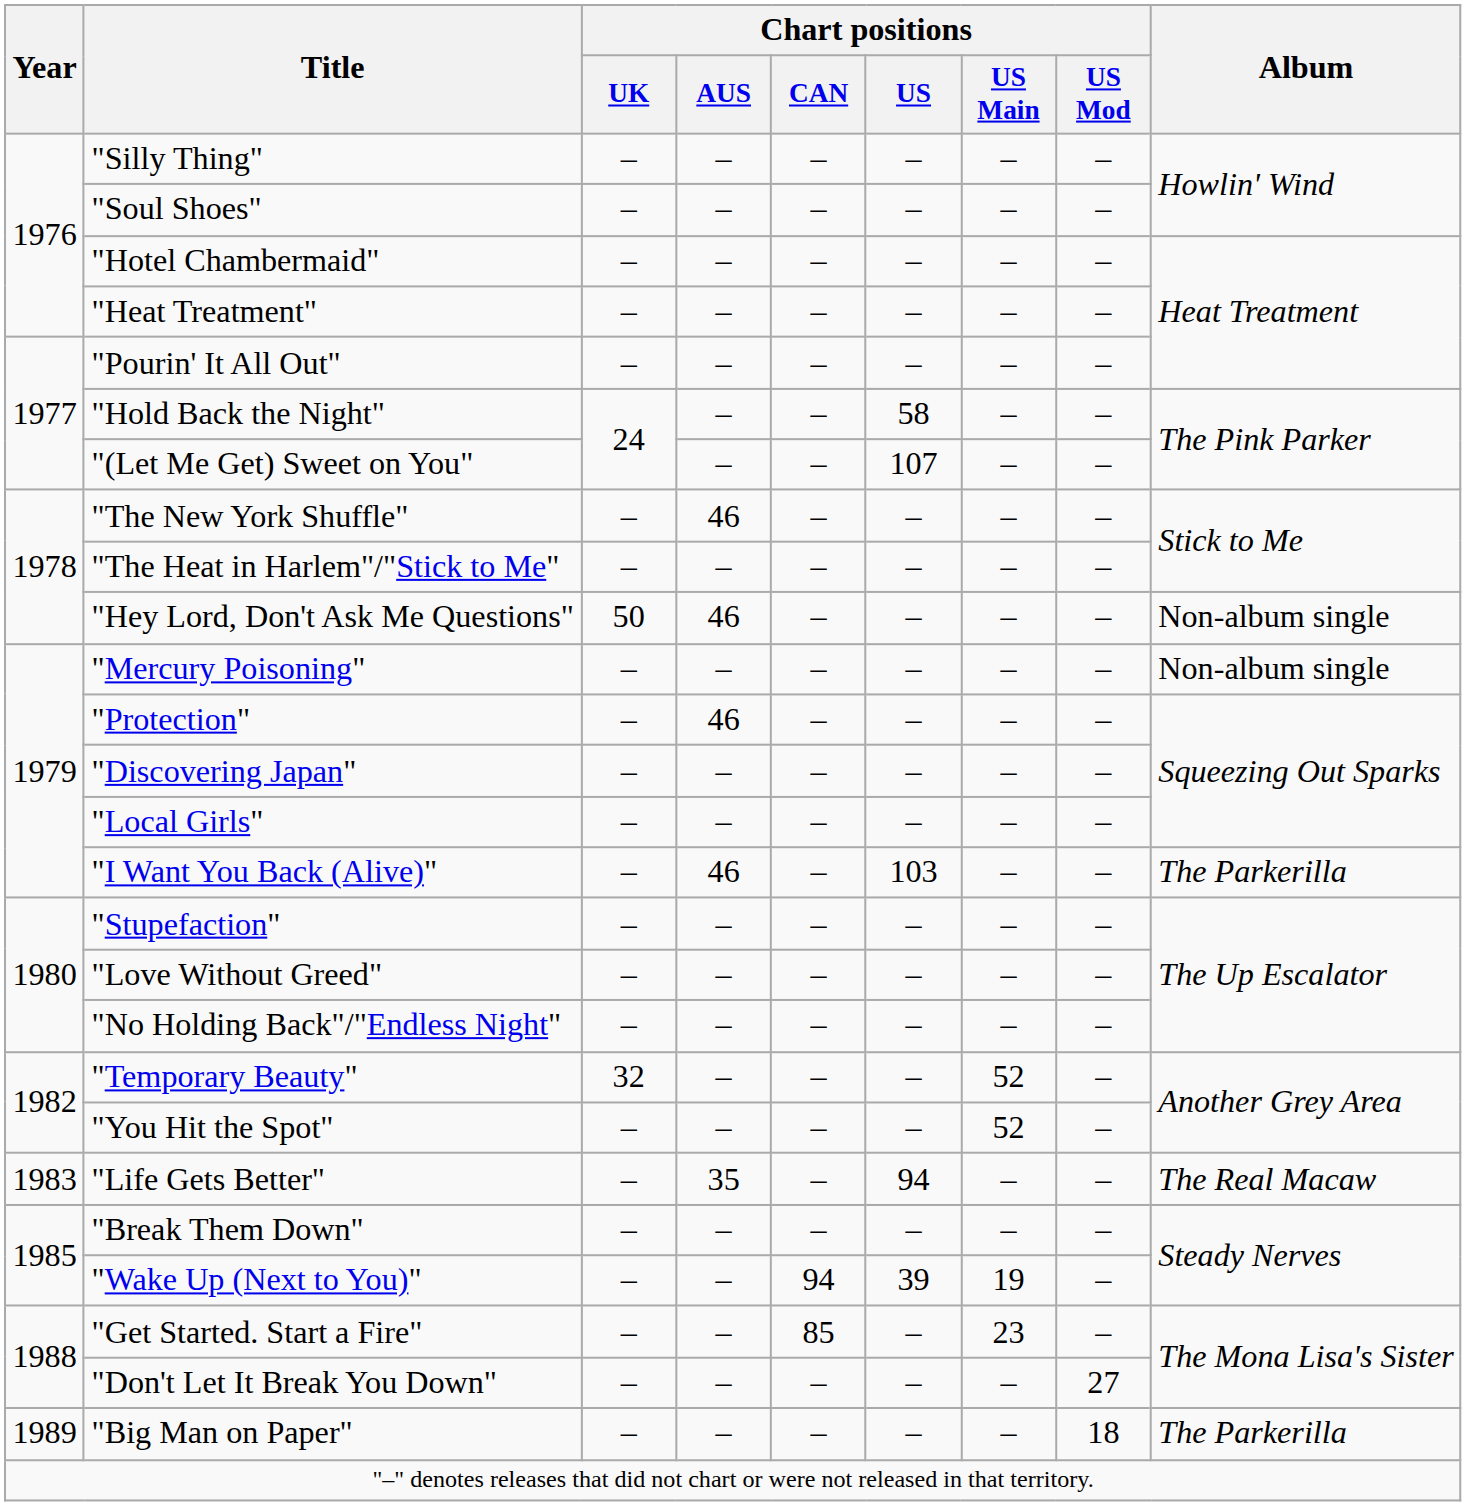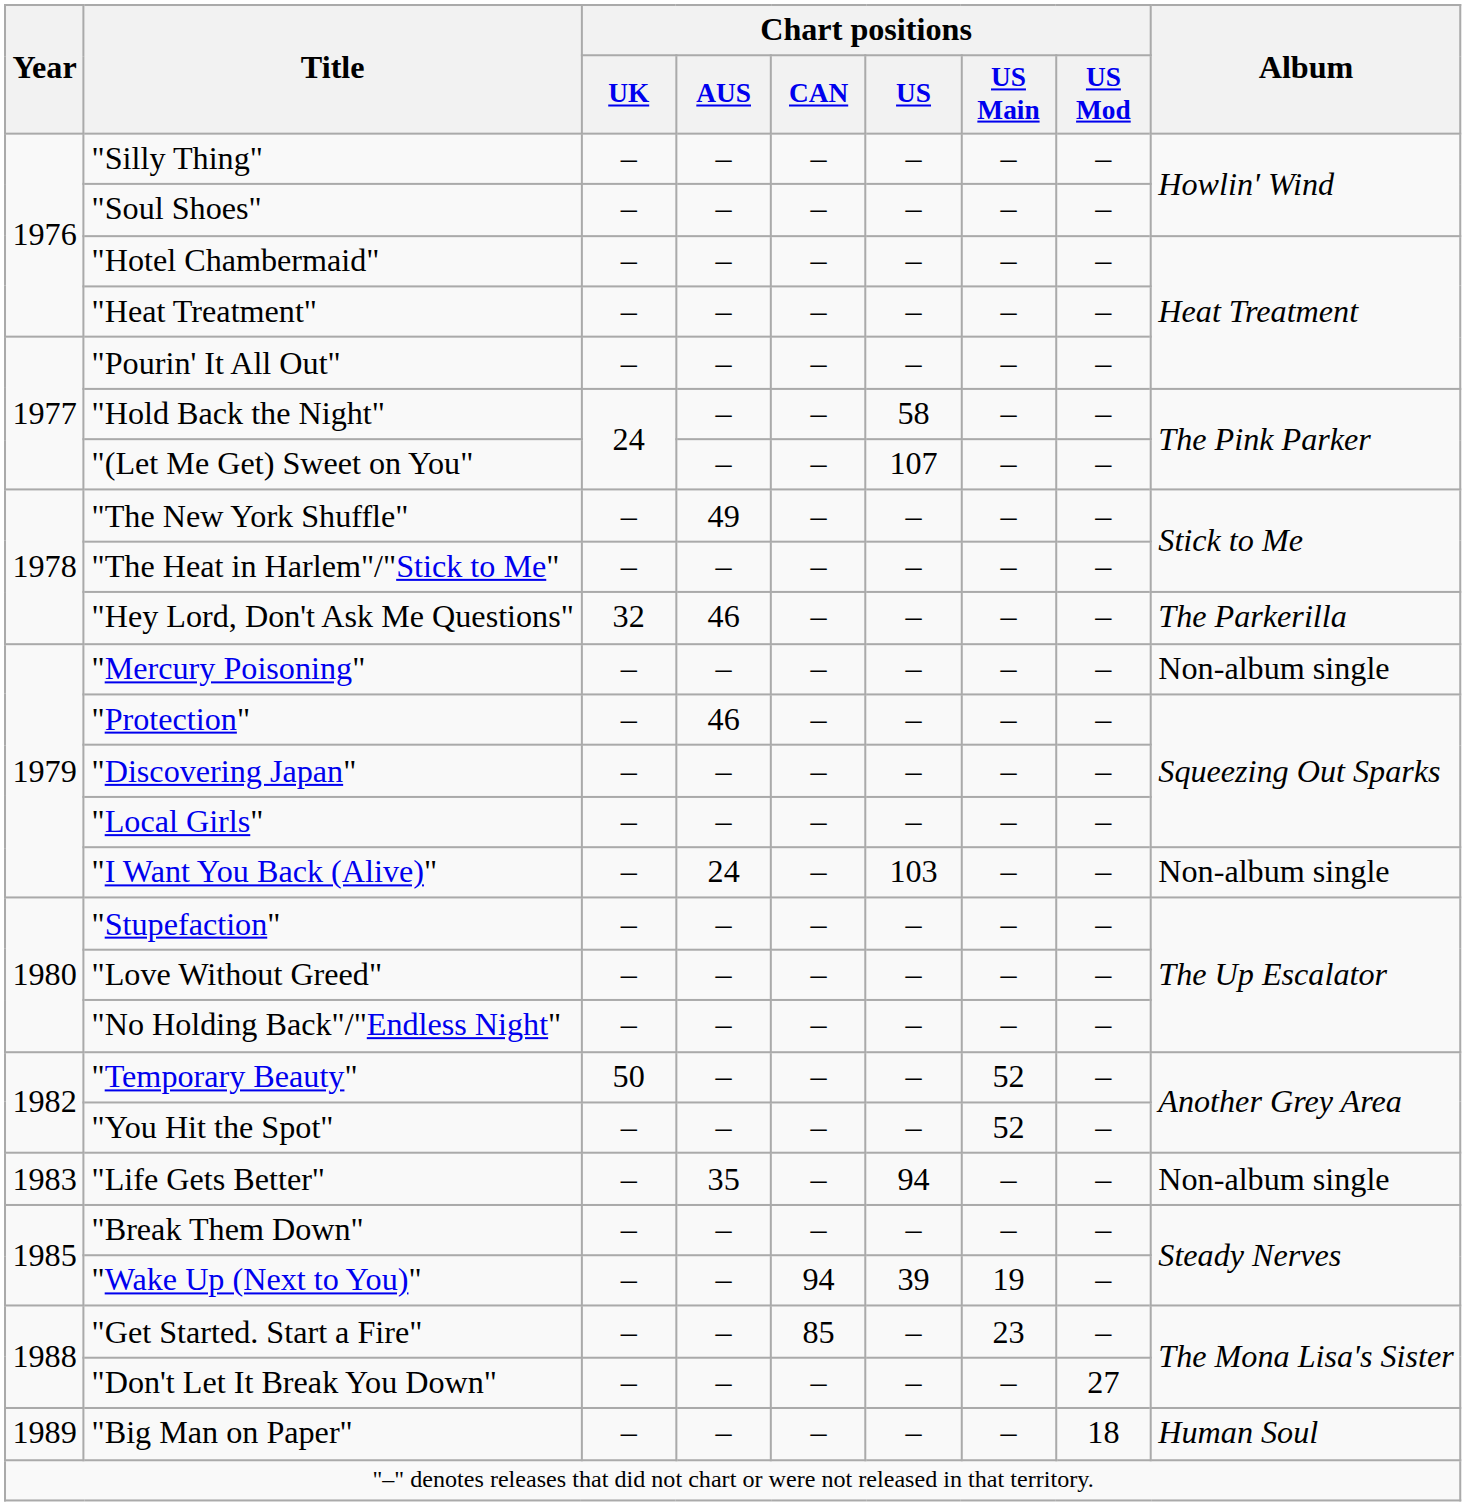(724, 515) 46 -> (724, 515) 49
(629, 617) 50 -> (629, 617) 32
(1274, 617) Non-album single -> (1253, 617) The Parkerilla
(724, 872) 46 -> (724, 872) 24
(1253, 872) The Parkerilla -> (1274, 872) Non-album single
(629, 1076) 32 -> (629, 1076) 50
(1267, 1178) The Real Macaw -> (1274, 1178) Non-album single
(1253, 1433) The Parkerilla -> (1238, 1433) Human Soul
